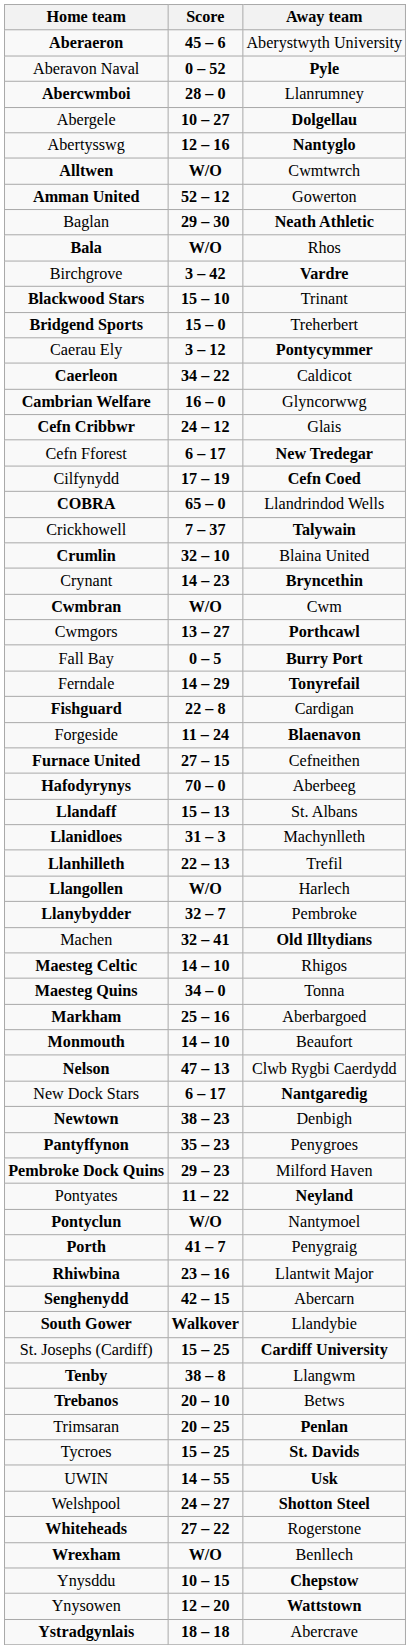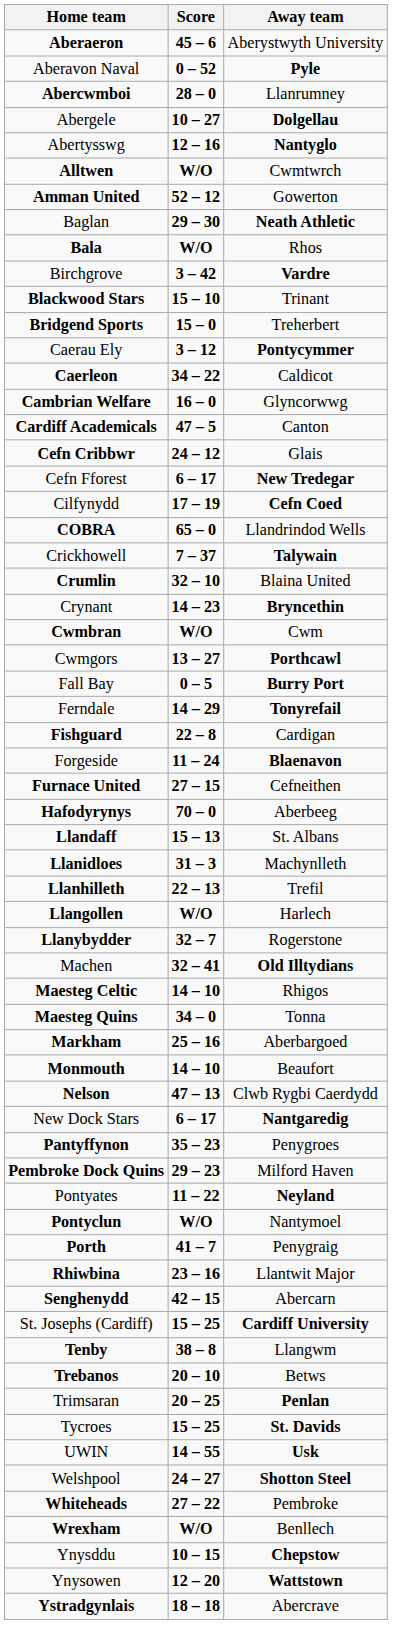+ row: (86, 427)
(324, 914) Pembroke -> (305, 939) Rogerstone
- row: (86, 1119)
- row: (86, 1324)
(324, 1529) Rogerstone -> (305, 1503) Pembroke
